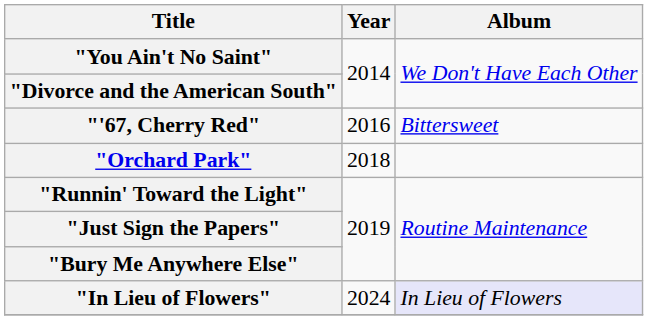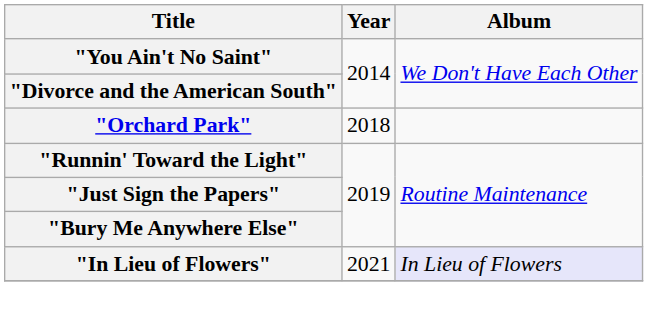- row: (173, 125)
(369, 297) 2024 -> (369, 263) 2021
